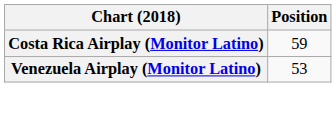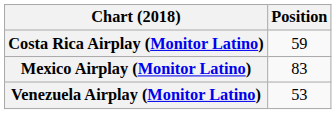+ row: (136, 69)
